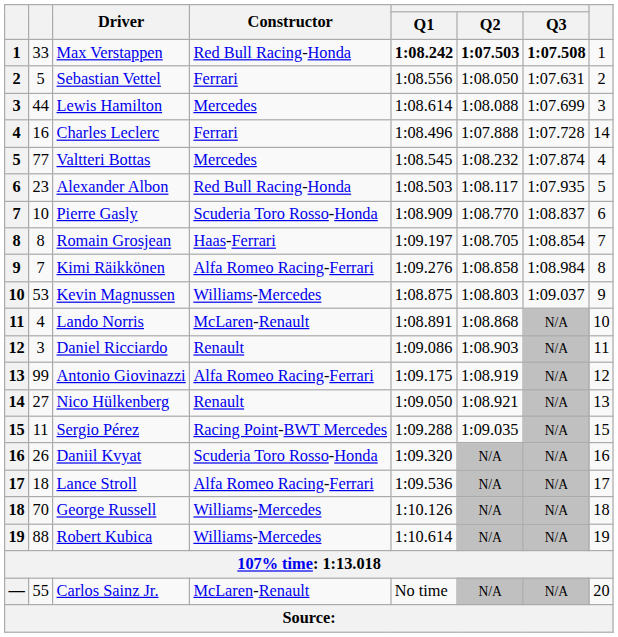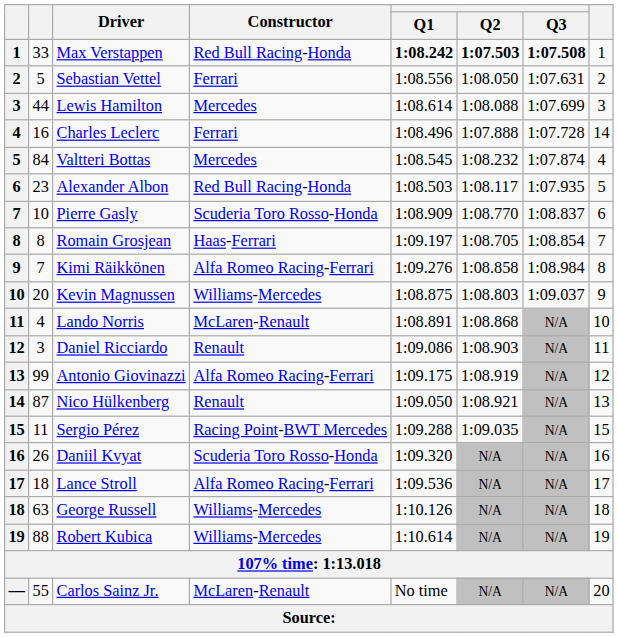(41, 159) 77 -> (41, 159) 84
(41, 294) 53 -> (41, 294) 20
(41, 402) 27 -> (41, 402) 87
(41, 509) 70 -> (41, 509) 63
